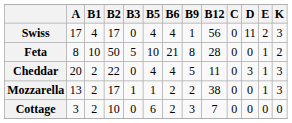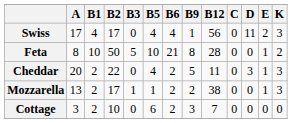(172, 71) 4 -> (172, 71) 2
